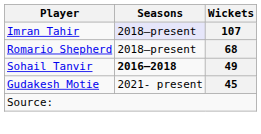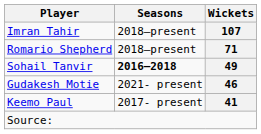(157, 31) lavender background -> (157, 31) no background
(231, 49) 68 -> (231, 49) 71
(231, 85) 45 -> (231, 85) 46
+ row: (40, 102)
